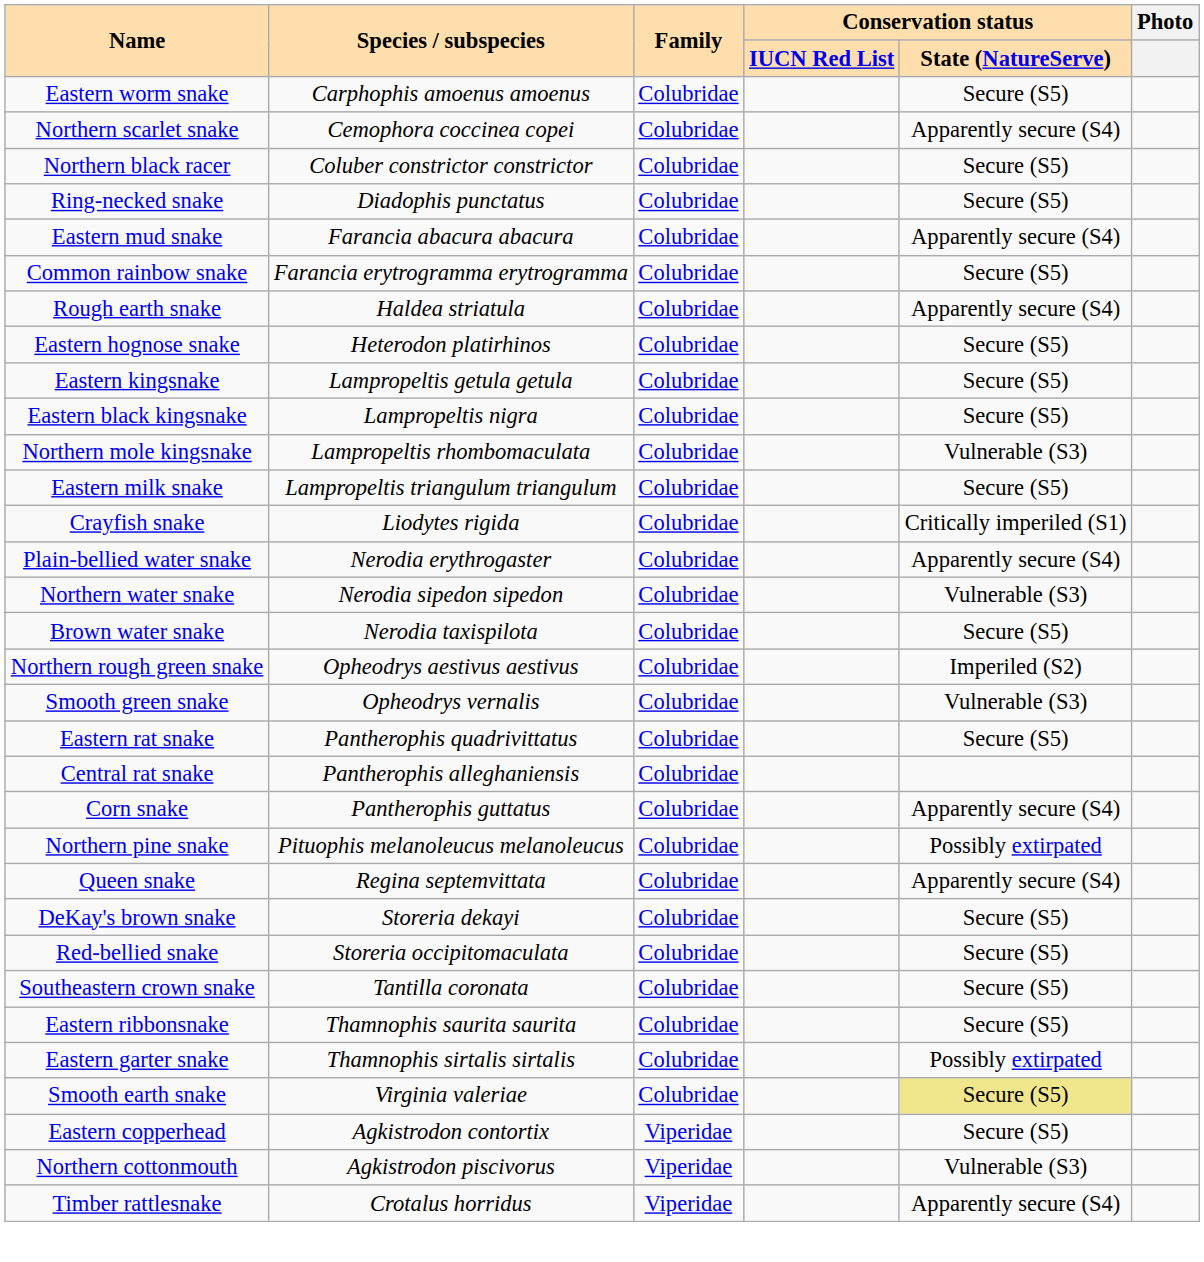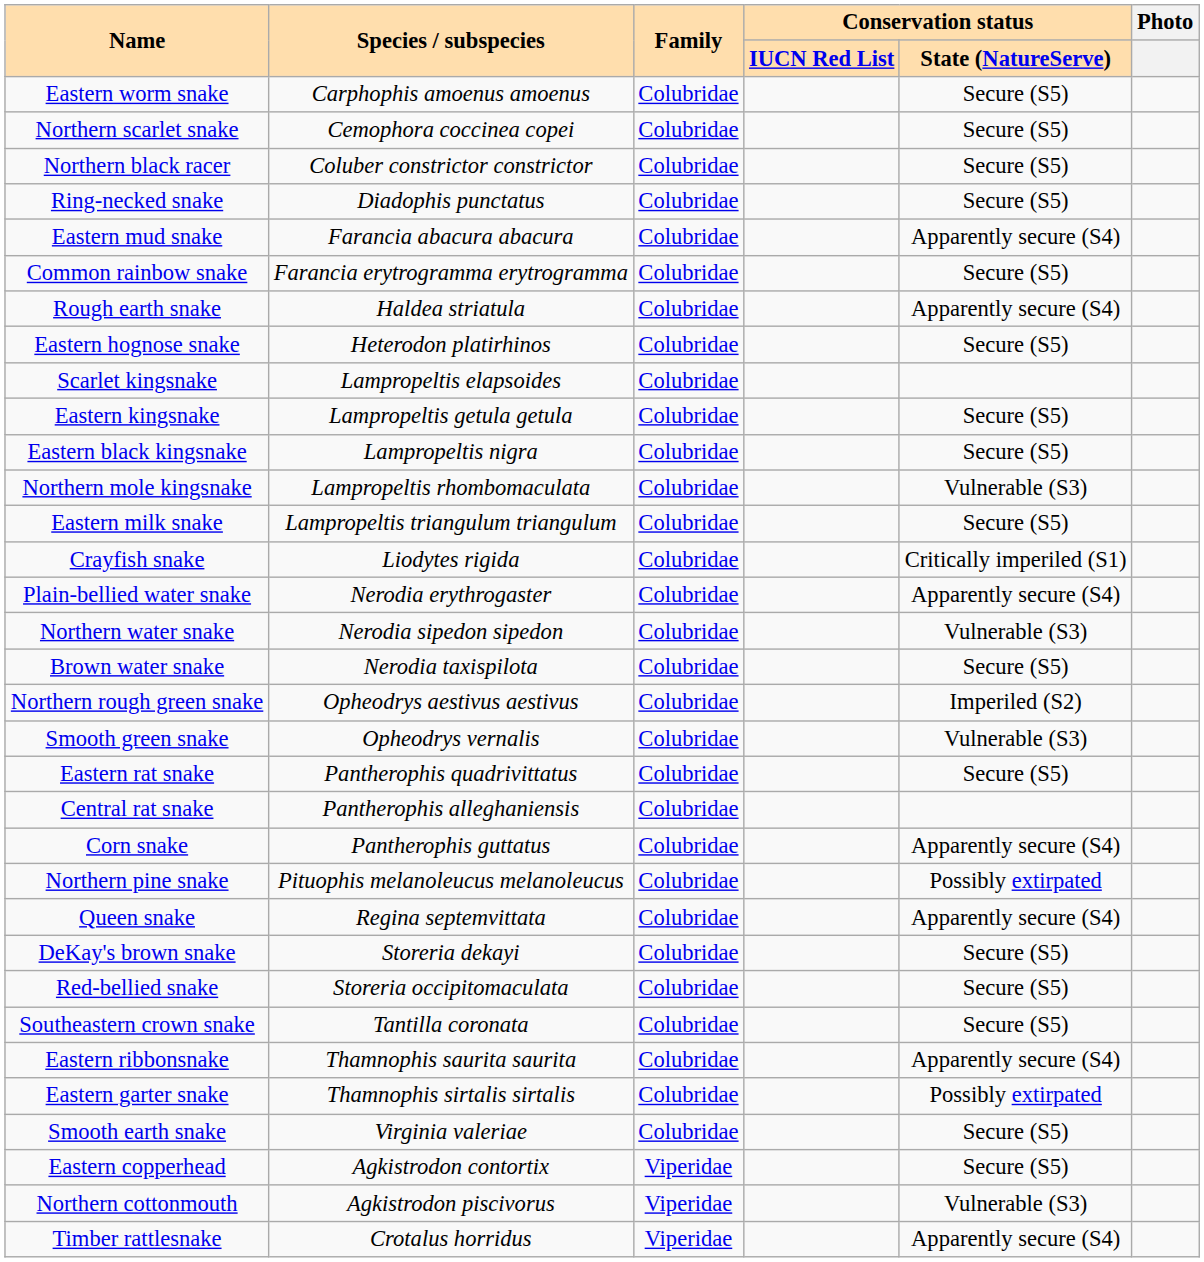(1016, 129) Apparently secure (S4) -> (1016, 129) Secure (S5)
+ row: (137, 380)
(1016, 1024) Secure (S5) -> (1016, 1059) Apparently secure (S4)
(1016, 1095) khaki background -> (1016, 1131) no background
